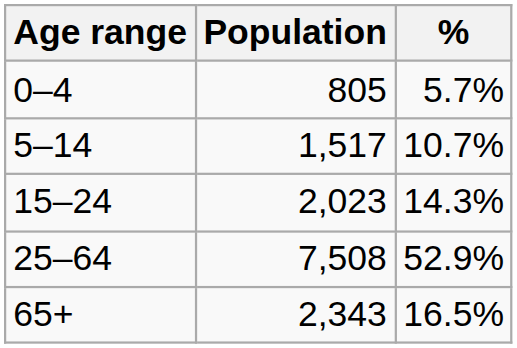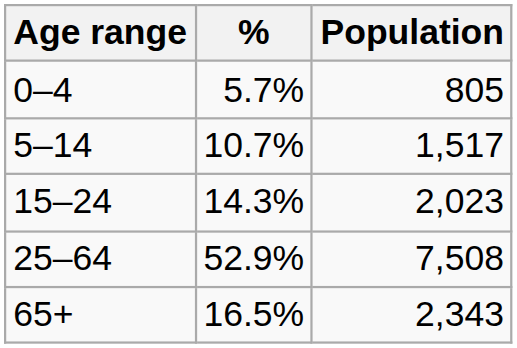columns swapped: (295, 32) <-> (454, 32)
